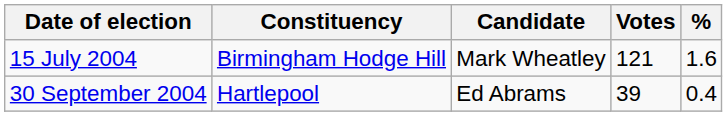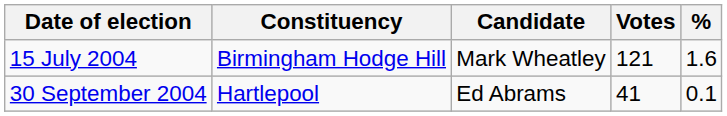(629, 93) 39 -> (629, 93) 41
(701, 93) 0.4 -> (701, 93) 0.1
